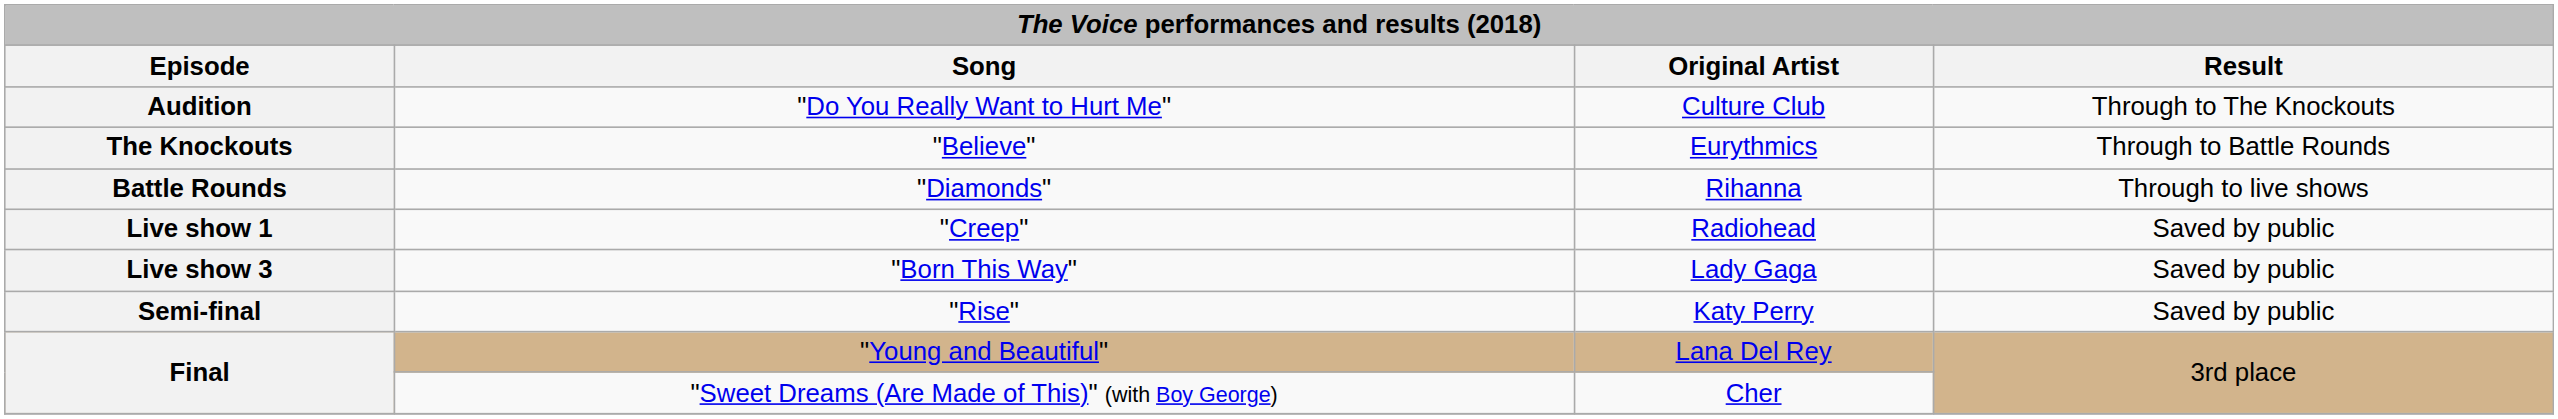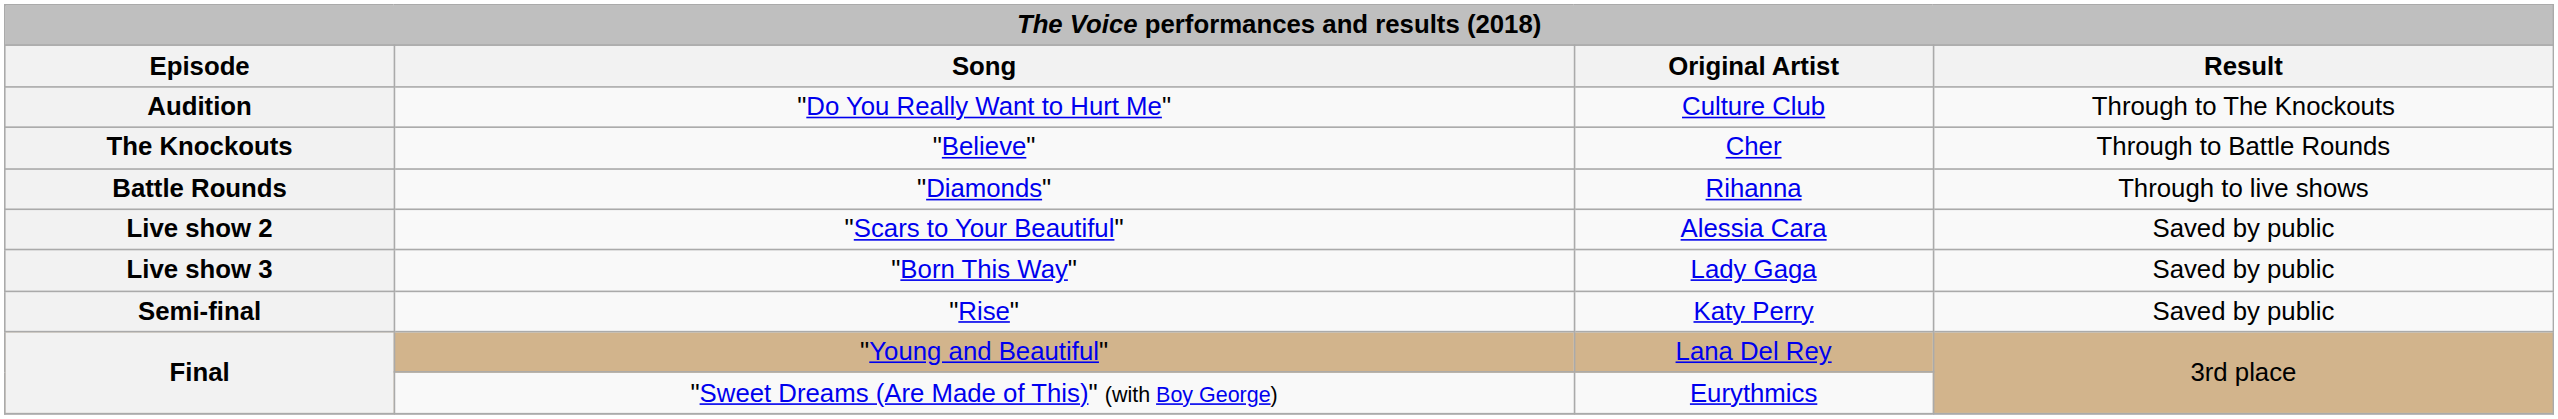(1754, 147) Eurythmics -> (1754, 147) Cher
- row: (984, 229)
+ row: (984, 229)
(1754, 392) Cher -> (1754, 392) Eurythmics
